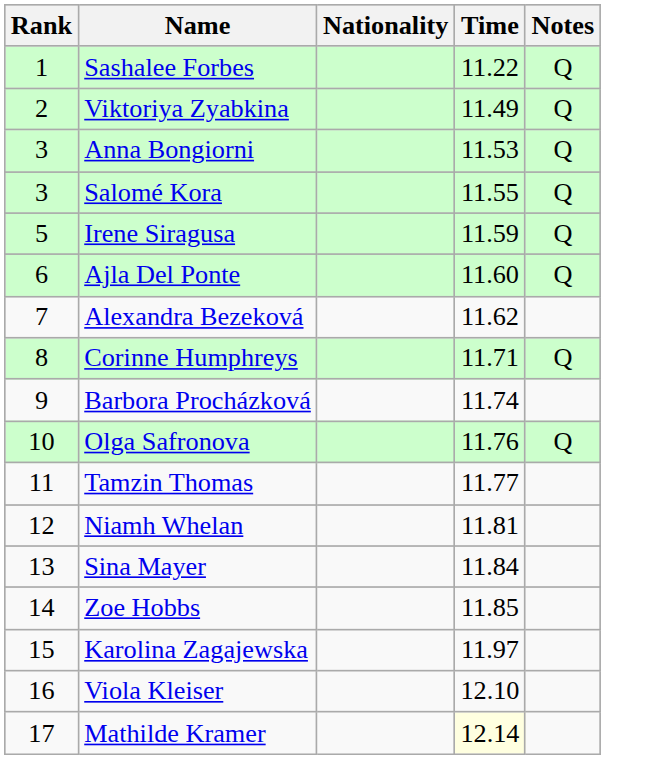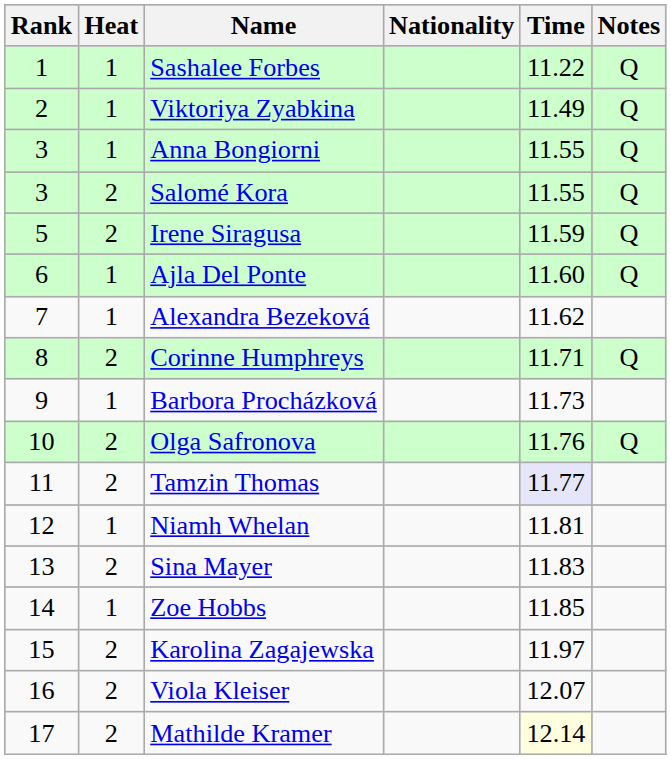+ column: (111, 25)
(490, 150) 11.53 -> (556, 150) 11.55
(490, 399) 11.74 -> (556, 399) 11.73
(490, 483) no background -> (556, 483) lavender background
(490, 566) 11.84 -> (556, 566) 11.83
(490, 691) 12.10 -> (556, 691) 12.07
